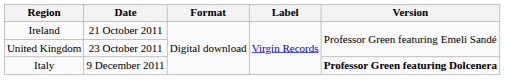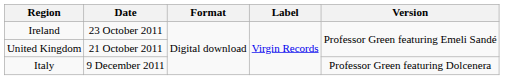(126, 30) 21 October 2011 -> (126, 30) 23 October 2011
(126, 48) 23 October 2011 -> (126, 48) 21 October 2011
(410, 65) bold -> (410, 65) normal
